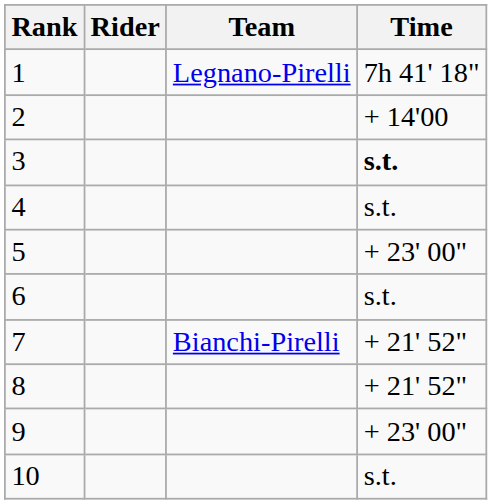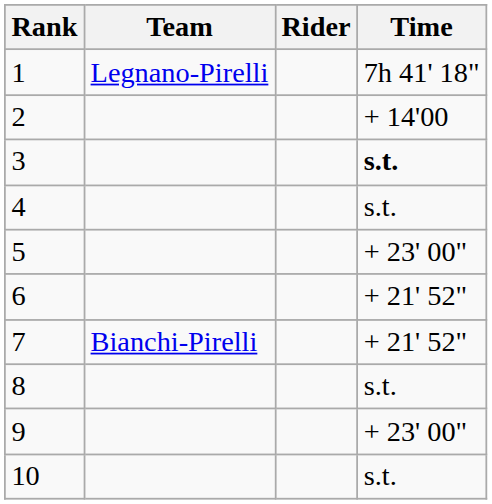columns swapped: (125, 26) <-> (262, 26)
(380, 296) s.t. -> (415, 296) + 21' 52"
(415, 386) + 21' 52" -> (380, 386) s.t.
